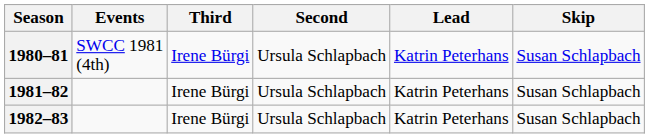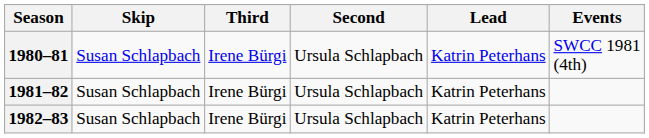columns swapped: (578, 18) <-> (120, 18)
